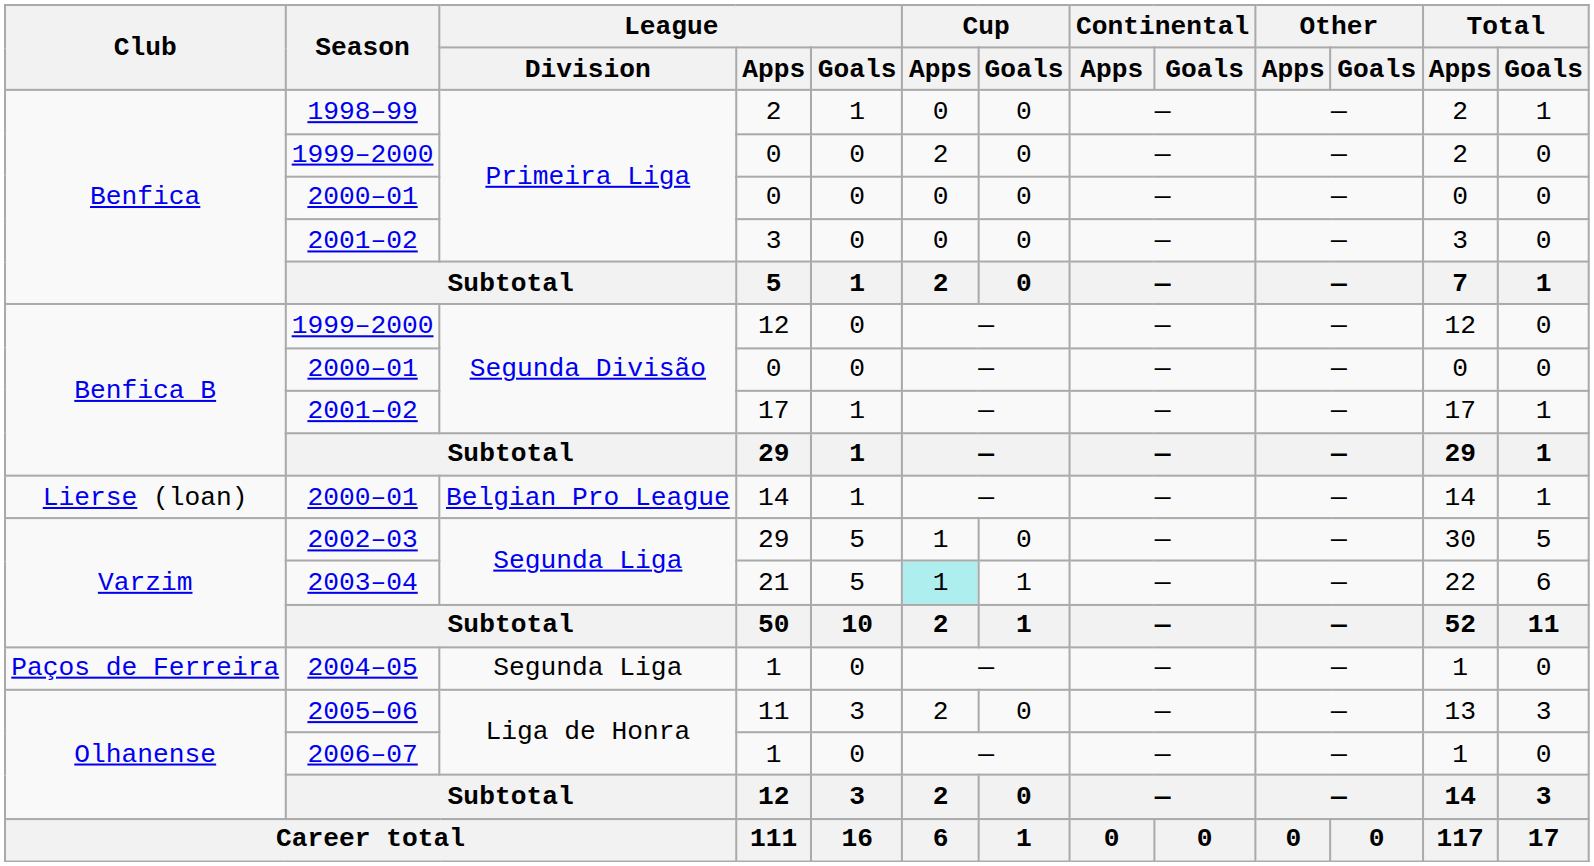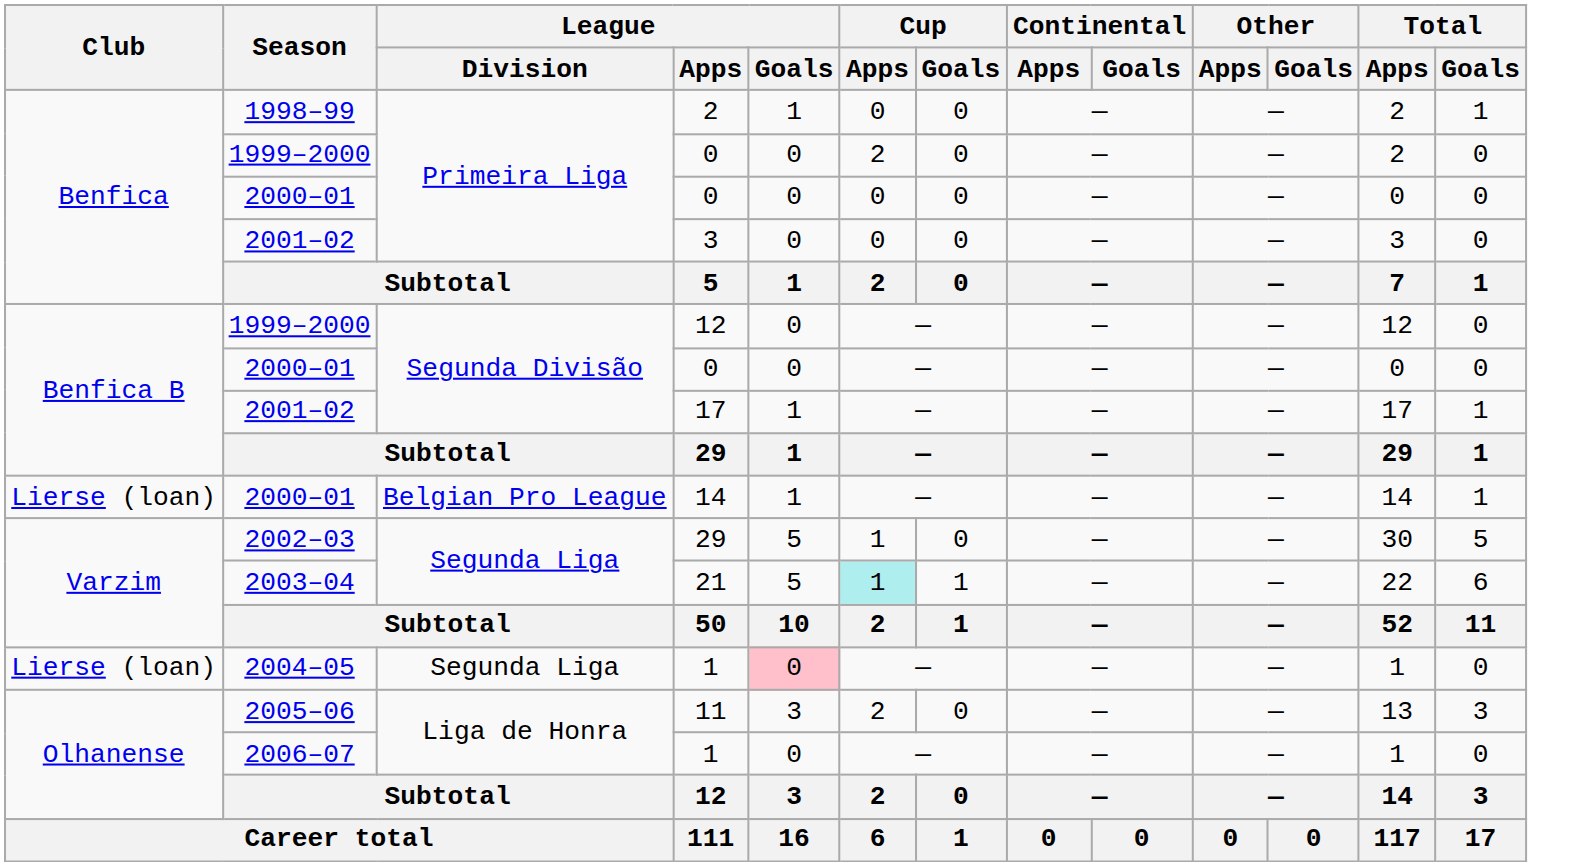(145, 668) Paços de Ferreira -> (114, 668) Lierse (loan)
(857, 668) no background -> (794, 668) pink background
